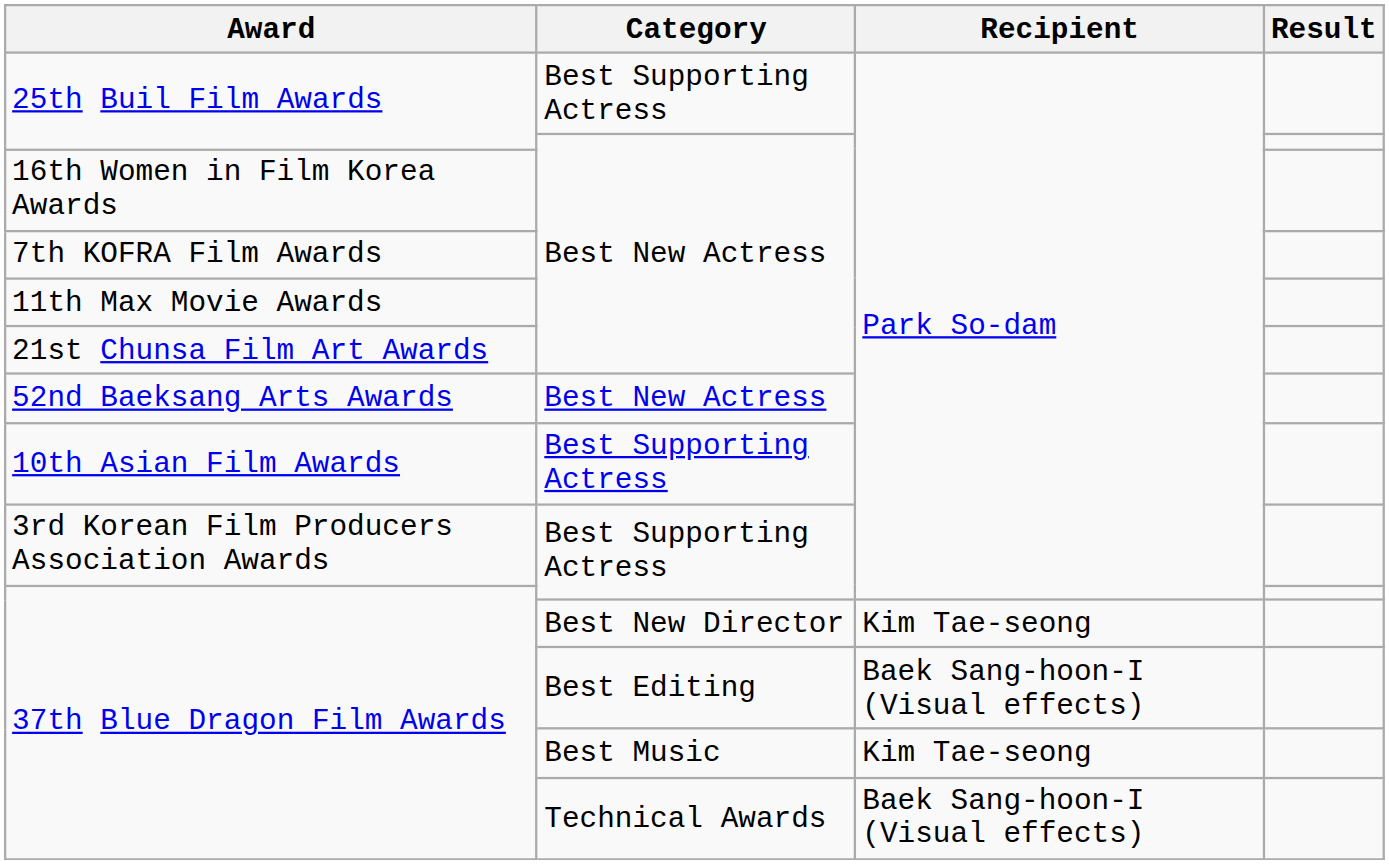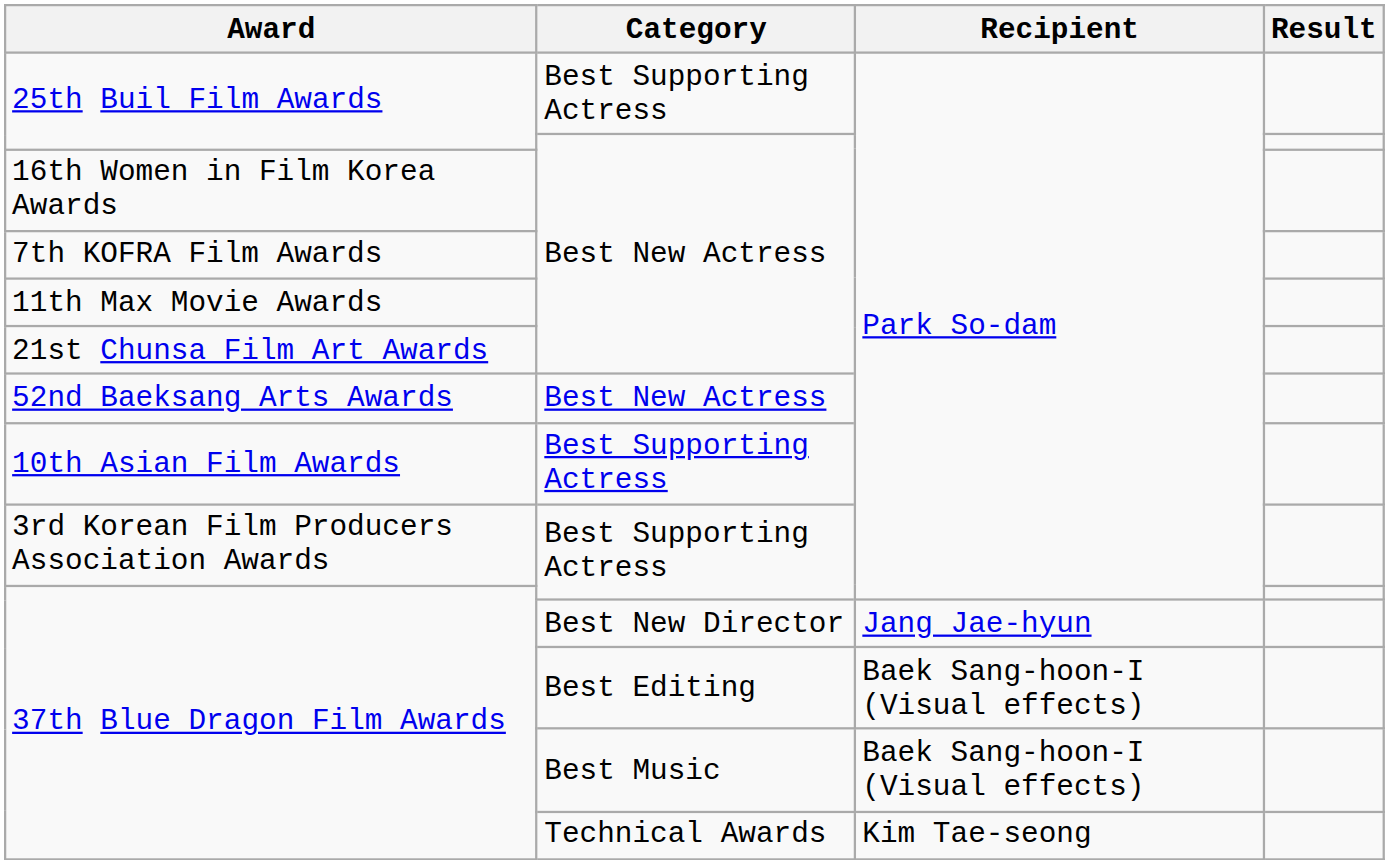(977, 624) Kim Tae-seong -> (977, 624) Jang Jae-hyun
(977, 753) Kim Tae-seong -> (1003, 770) Baek Sang-hoon-I (Visual effects)
(1003, 818) Baek Sang-hoon-I (Visual effects) -> (977, 835) Kim Tae-seong
